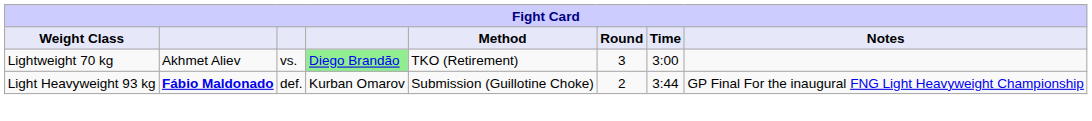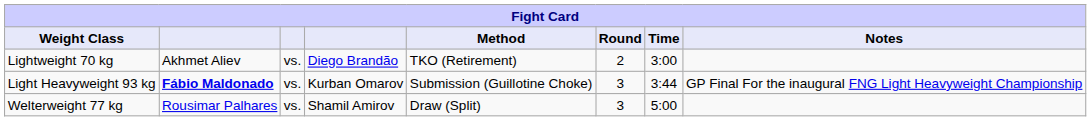(354, 60) lightgreen background -> (353, 60) no background
(622, 60) 3 -> (620, 60) 2
(291, 83) def. -> (293, 83) vs.
(622, 83) 2 -> (620, 83) 3
+ row: (65, 105)
